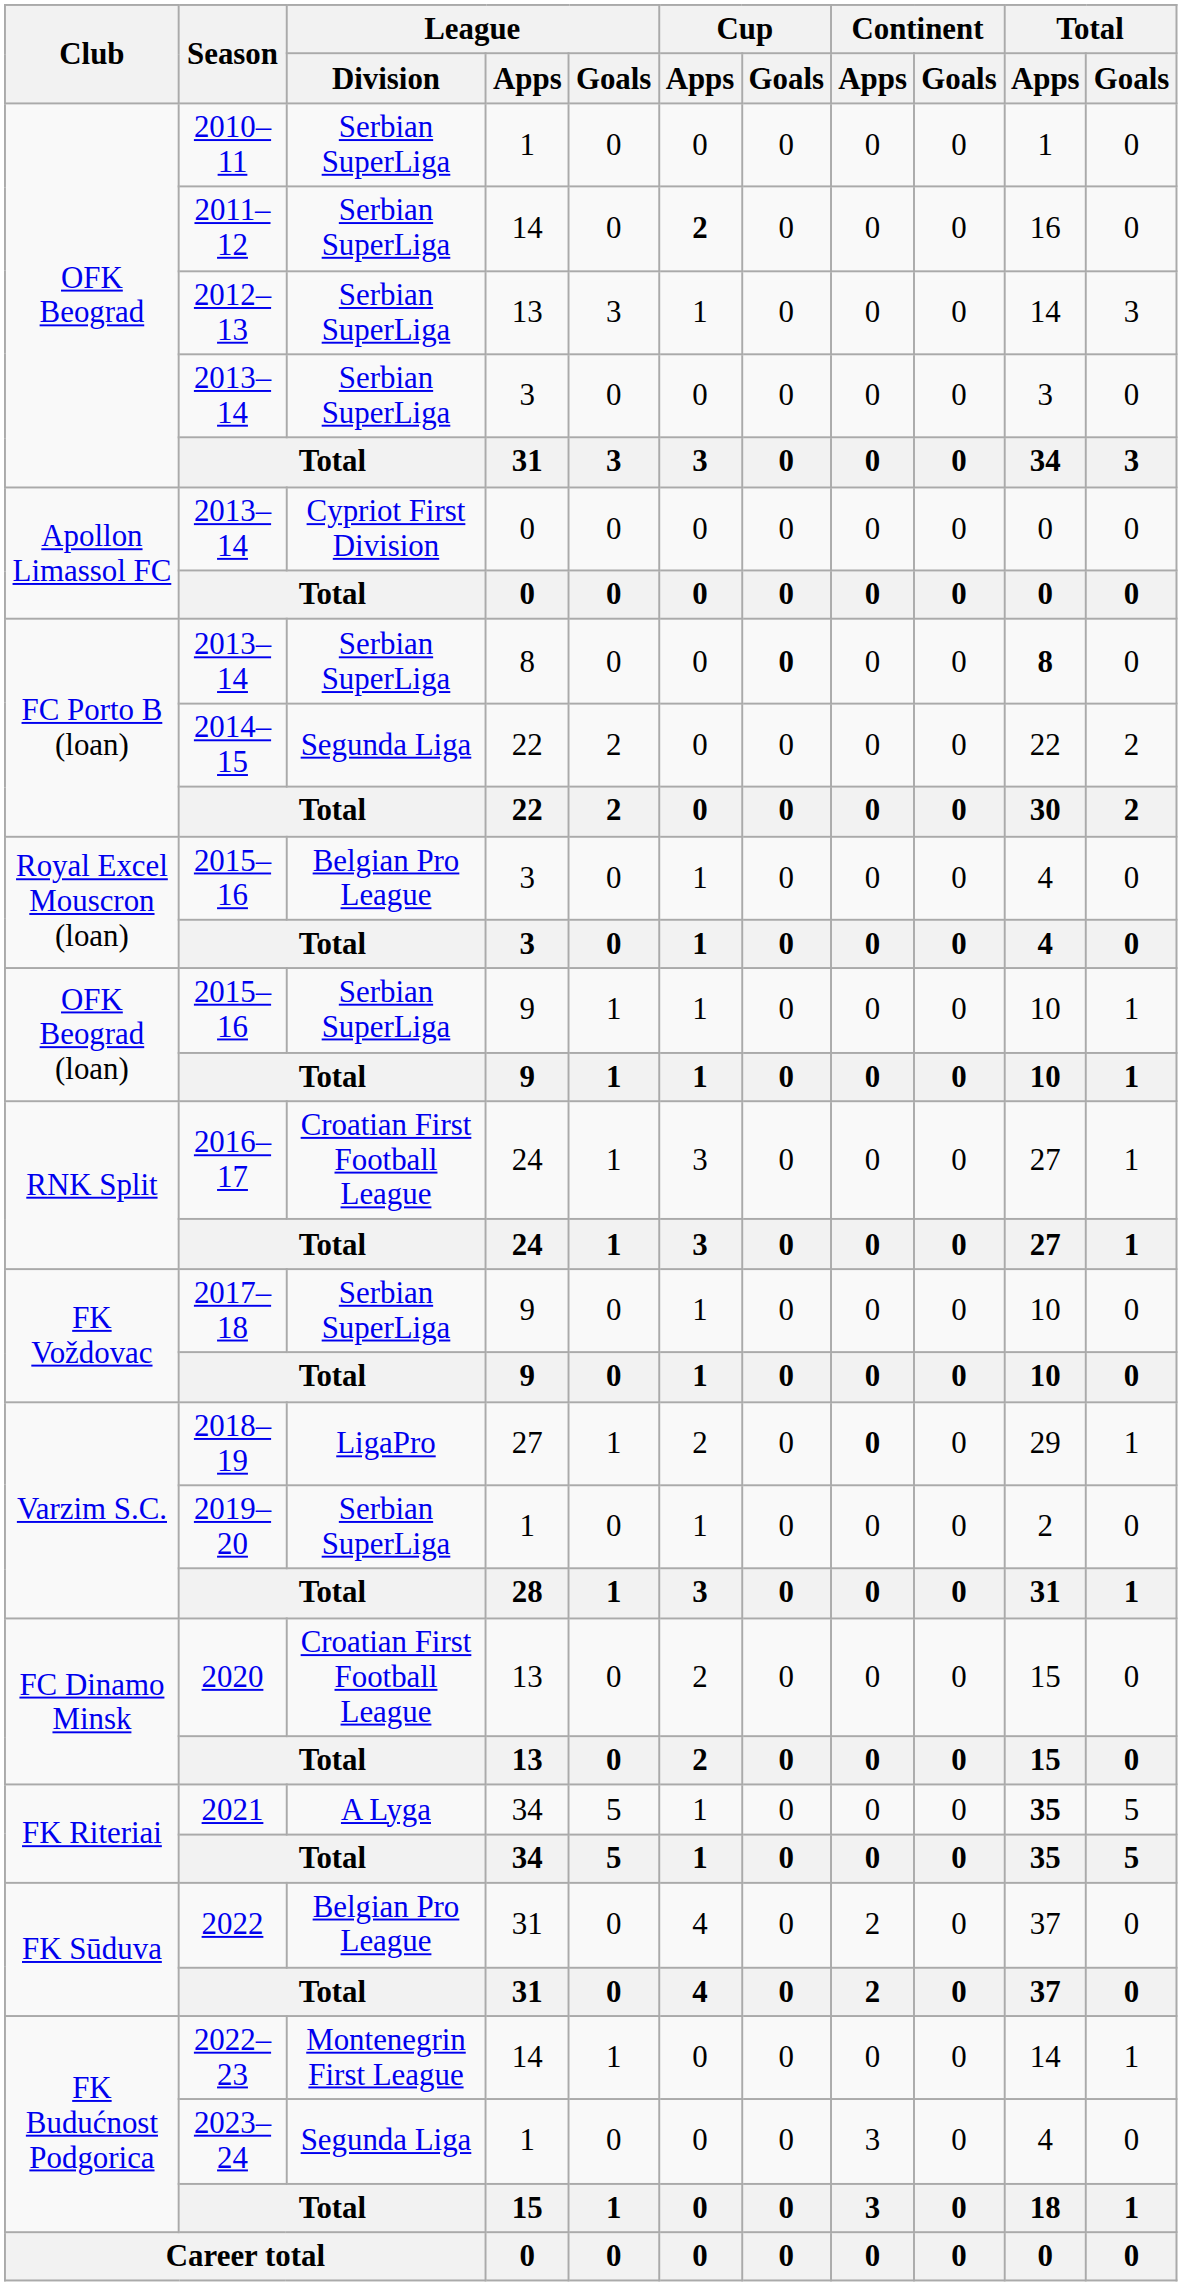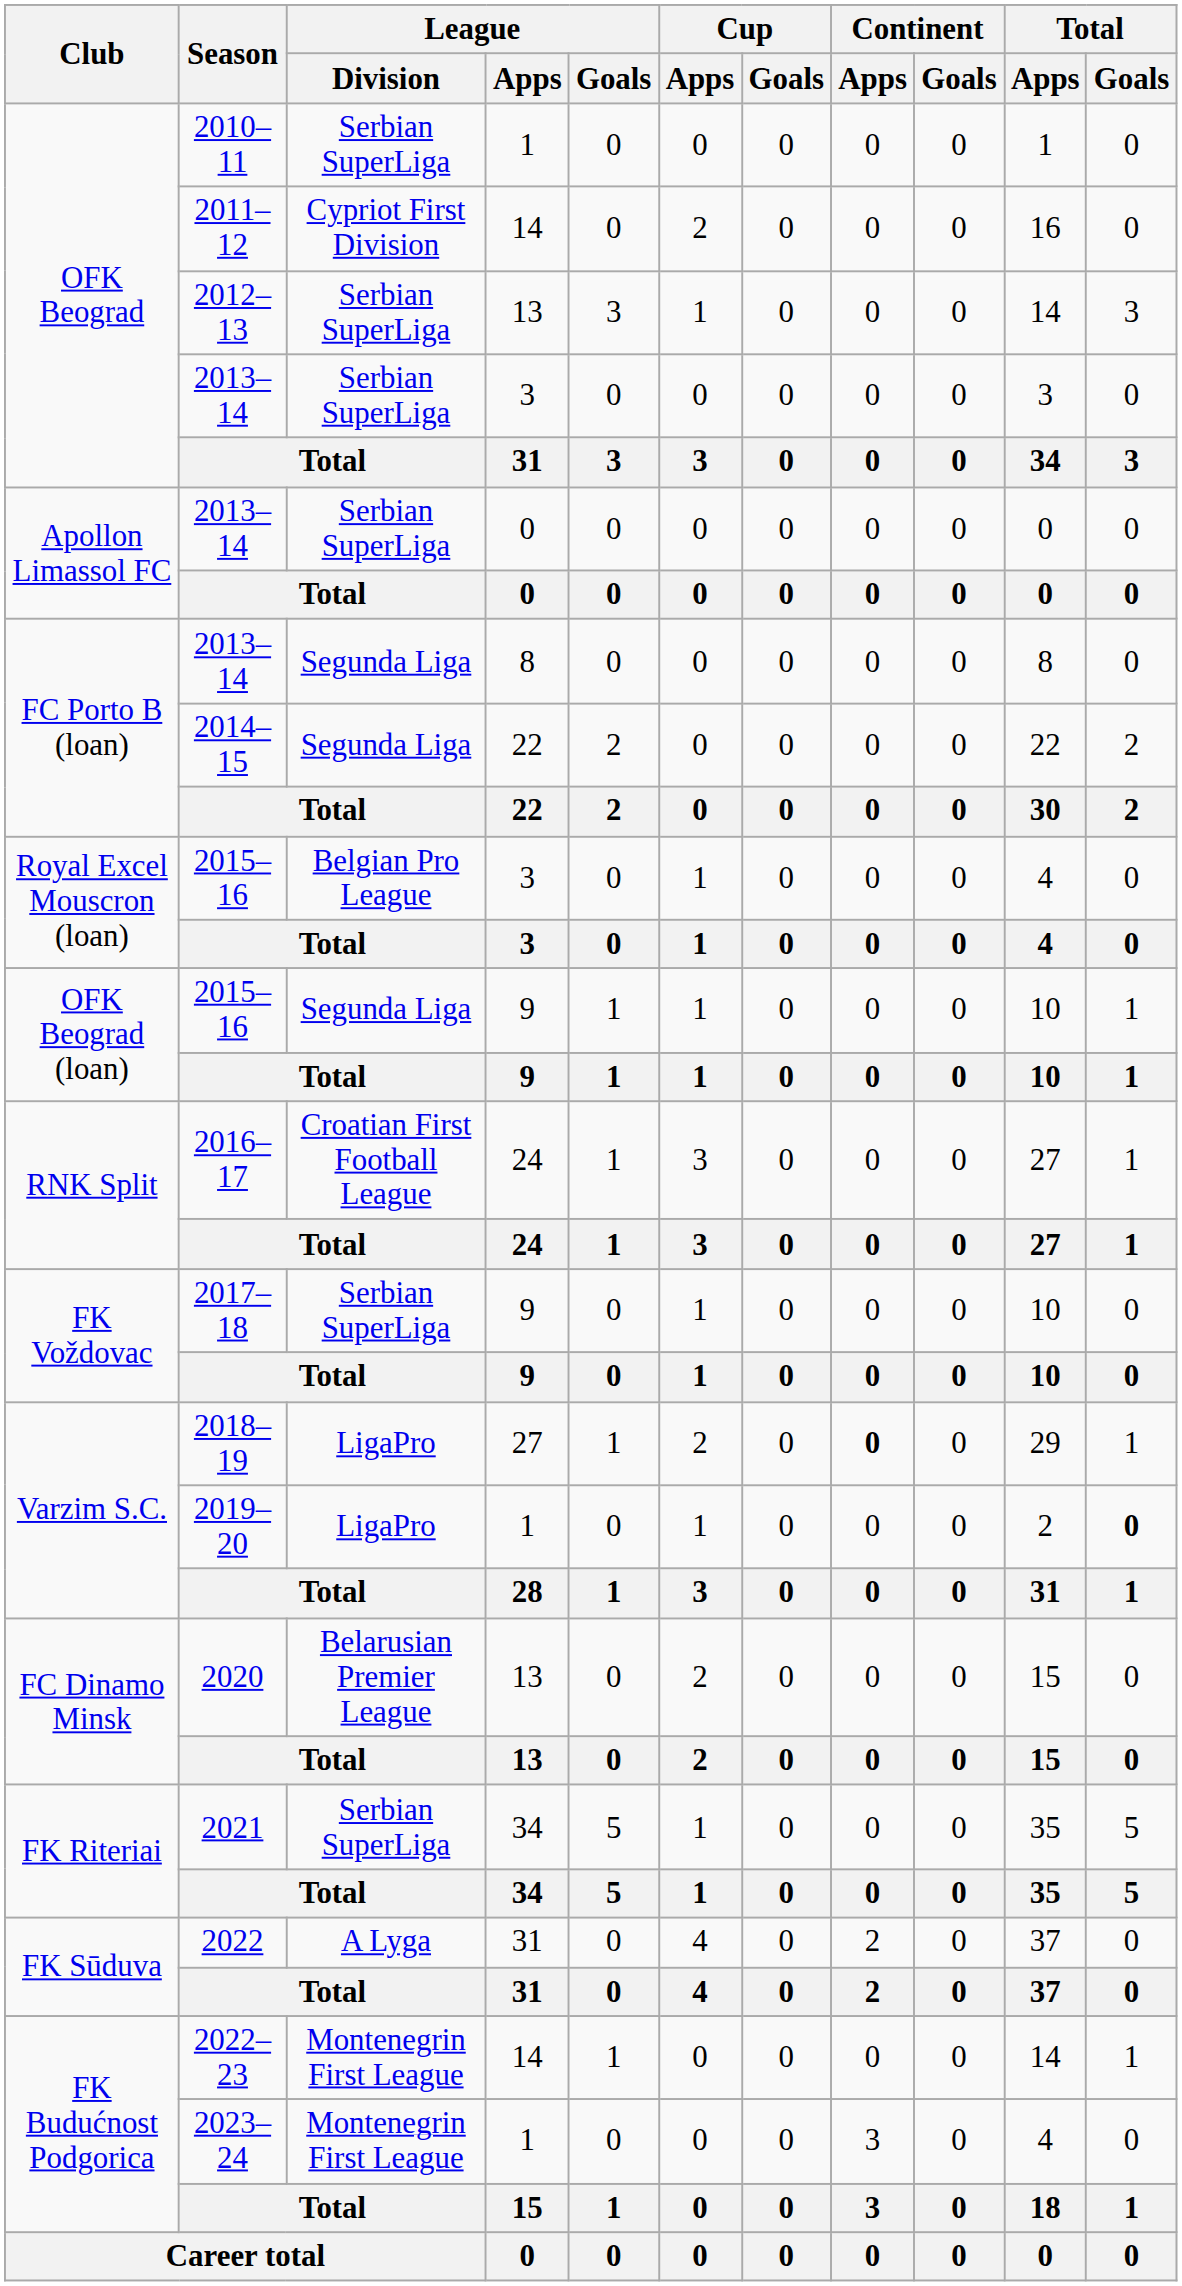(386, 228) Serbian SuperLiga -> (386, 228) Cypriot First Division
(700, 228) bold -> (700, 228) normal
(386, 528) Cypriot First Division -> (386, 528) Serbian SuperLiga
(386, 660) Serbian SuperLiga -> (386, 660) Segunda Liga
(786, 660) bold -> (786, 660) normal
(1045, 660) bold -> (1045, 660) normal
(386, 1009) Serbian SuperLiga -> (386, 1009) Segunda Liga
(386, 1526) Serbian SuperLiga -> (386, 1526) LigaPro
(1132, 1526) normal -> (1132, 1526) bold
(386, 1676) Croatian First Football League -> (386, 1676) Belarusian Premier League
(386, 1809) A Lyga -> (386, 1826) Serbian SuperLiga
(1045, 1809) bold -> (1045, 1826) normal
(386, 1924) Belgian Pro League -> (386, 1941) A Lyga
(386, 2140) Segunda Liga -> (386, 2140) Montenegrin First League
